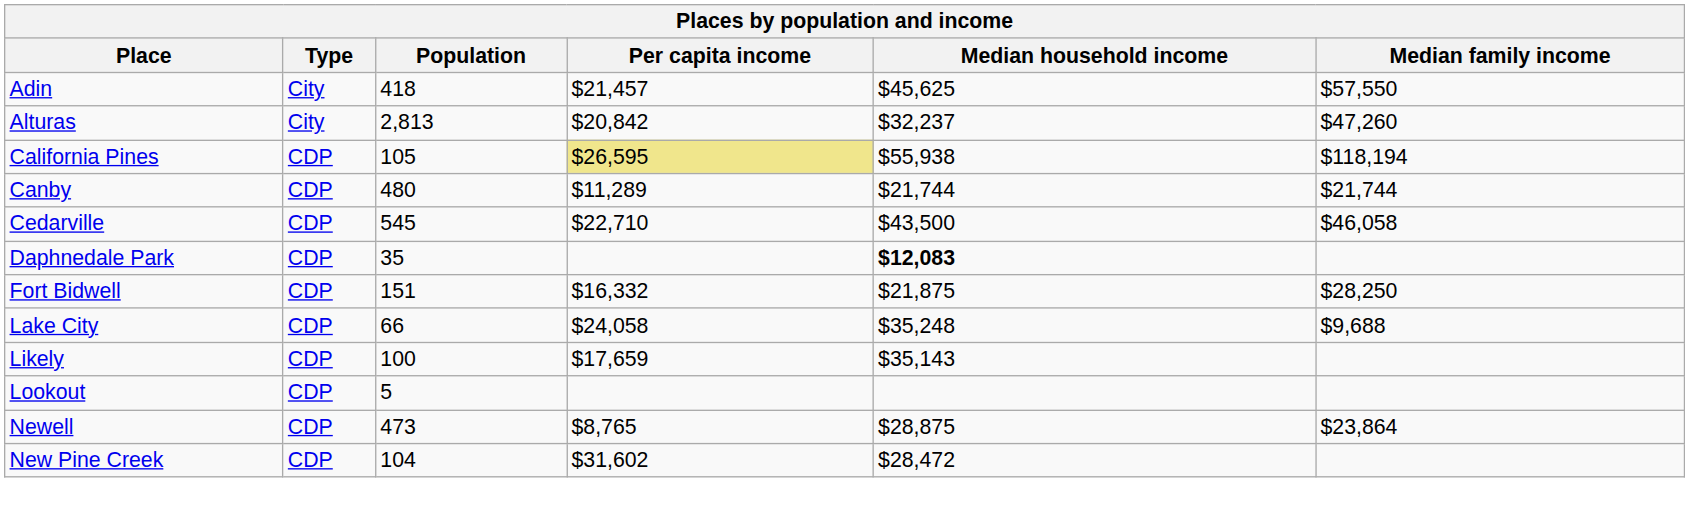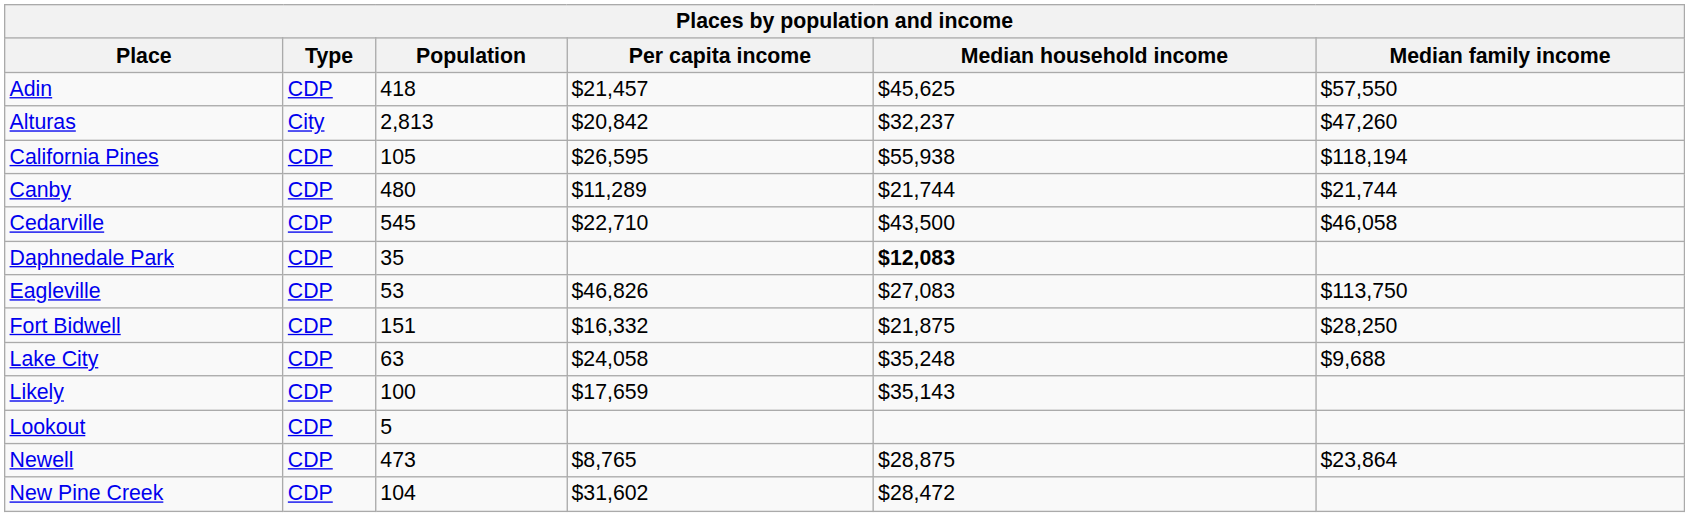(306, 88) City -> (310, 88) CDP
(610, 156) khaki background -> (610, 156) no background
+ row: (55, 291)
(392, 325) 66 -> (392, 358) 63
